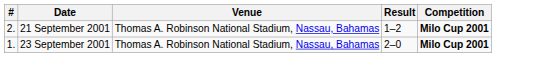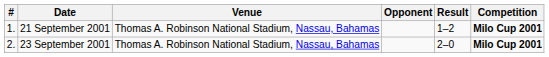+ column: (408, 13)
(11, 29) 2. -> (11, 29) 1.
(11, 45) 1. -> (11, 45) 2.
